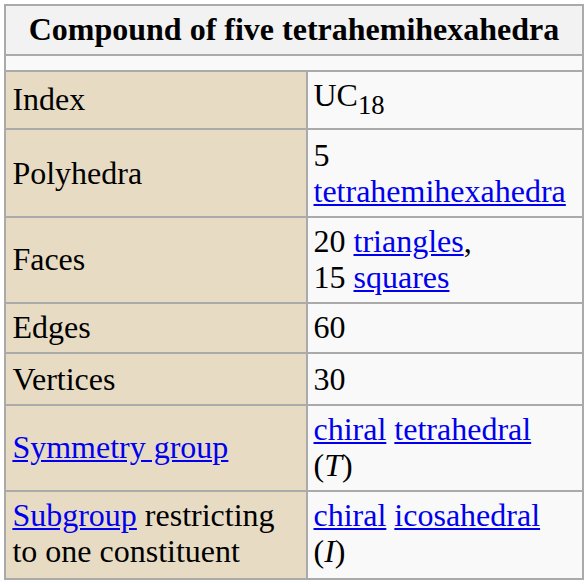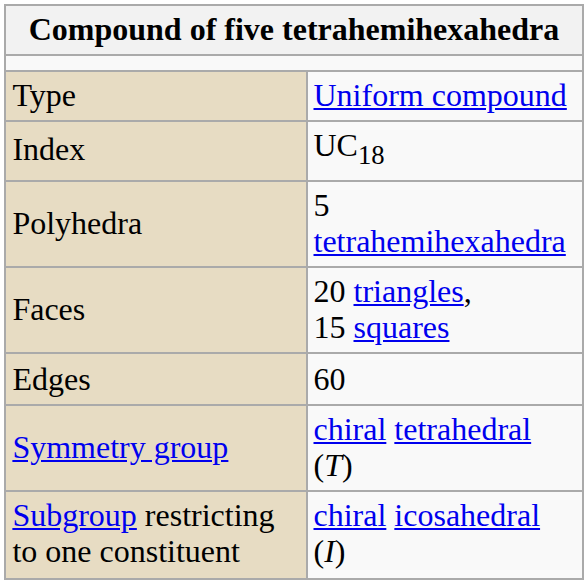+ row: (44, 95)
- row: (64, 378)
